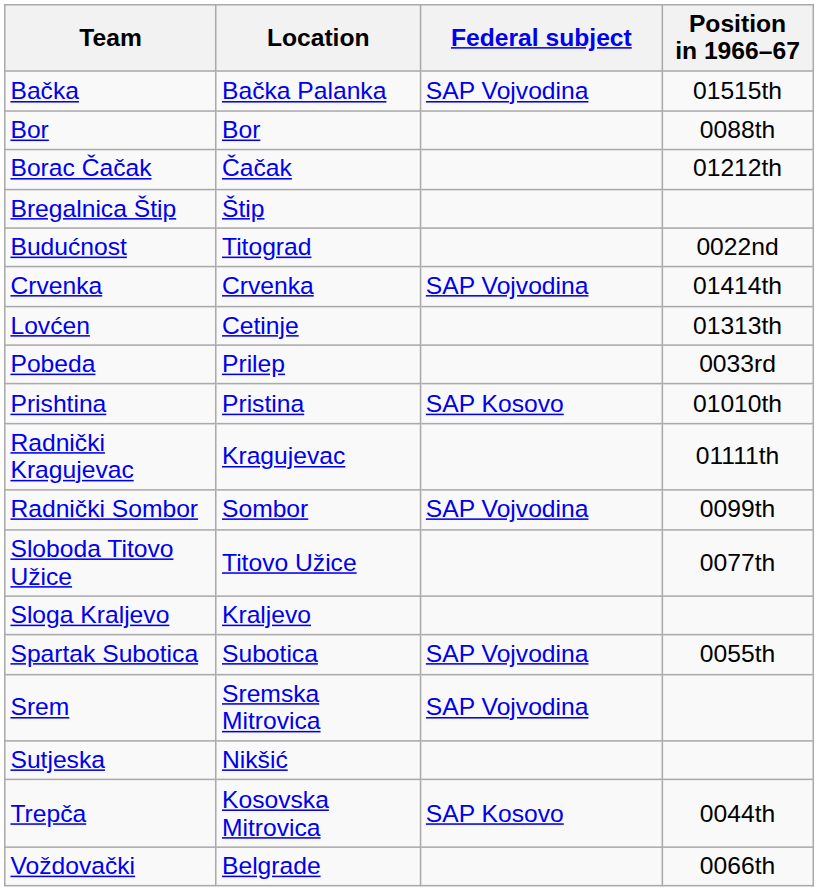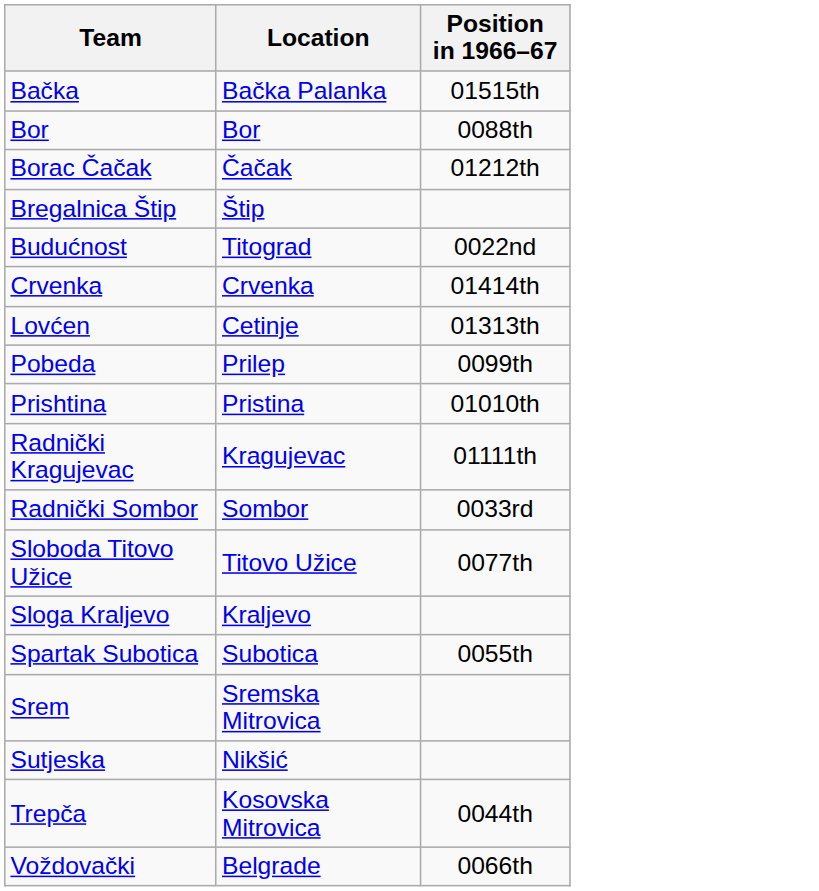- column: (541, 37)
(738, 364) 0033rd -> (495, 364) 0099th
(738, 509) 0099th -> (495, 509) 0033rd
